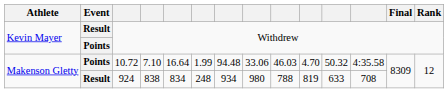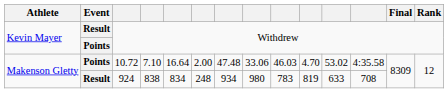(203, 62) 1.99 -> (203, 62) 2.00
(229, 62) 94.48 -> (229, 62) 47.48
(336, 62) 50.32 -> (336, 62) 53.02
(285, 79) 788 -> (285, 79) 783
